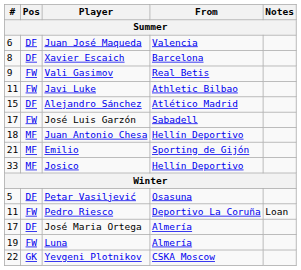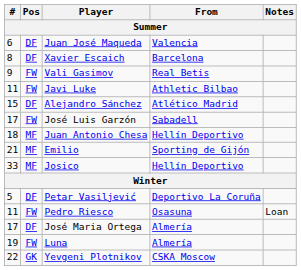(172, 197) Osasuna -> (206, 197) Deportivo La Coruña
(206, 212) Deportivo La Coruña -> (172, 212) Osasuna
